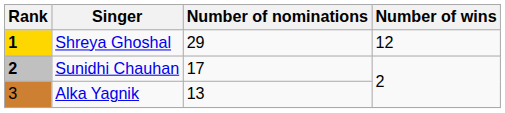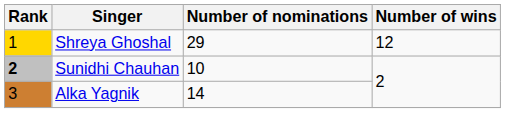(13, 42) bold -> (13, 42) normal
(196, 68) 17 -> (196, 68) 10
(196, 94) 13 -> (196, 94) 14
